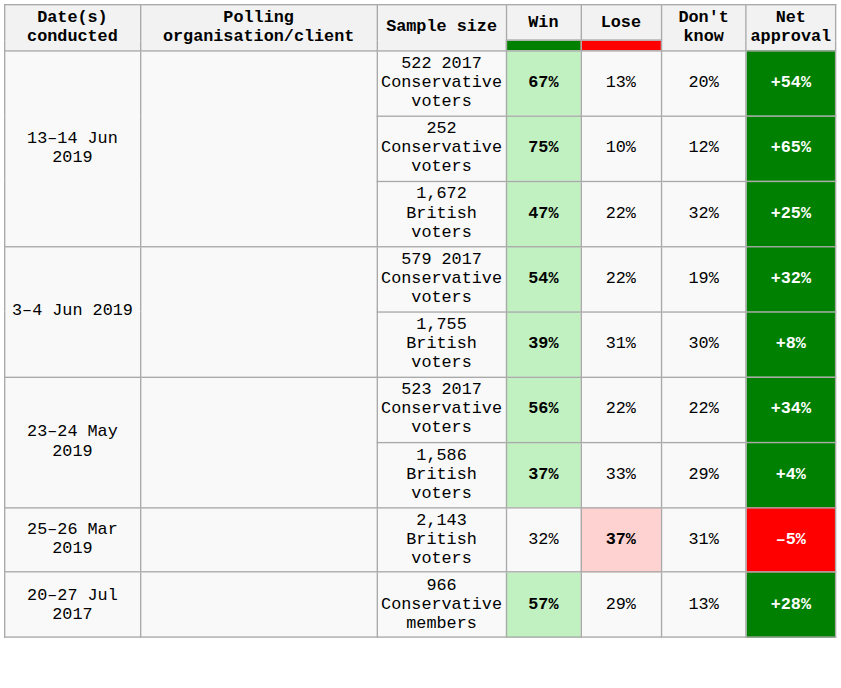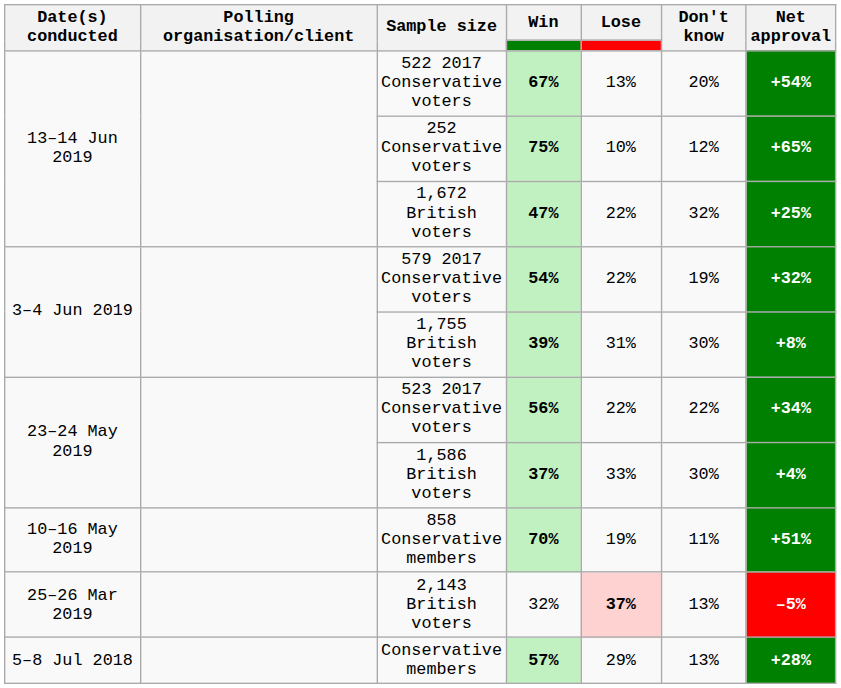(704, 475) 29% -> (704, 475) 30%
+ row: (442, 540)
(704, 540) 31% -> (704, 605) 13%
+ row: (442, 661)
- row: (442, 605)
